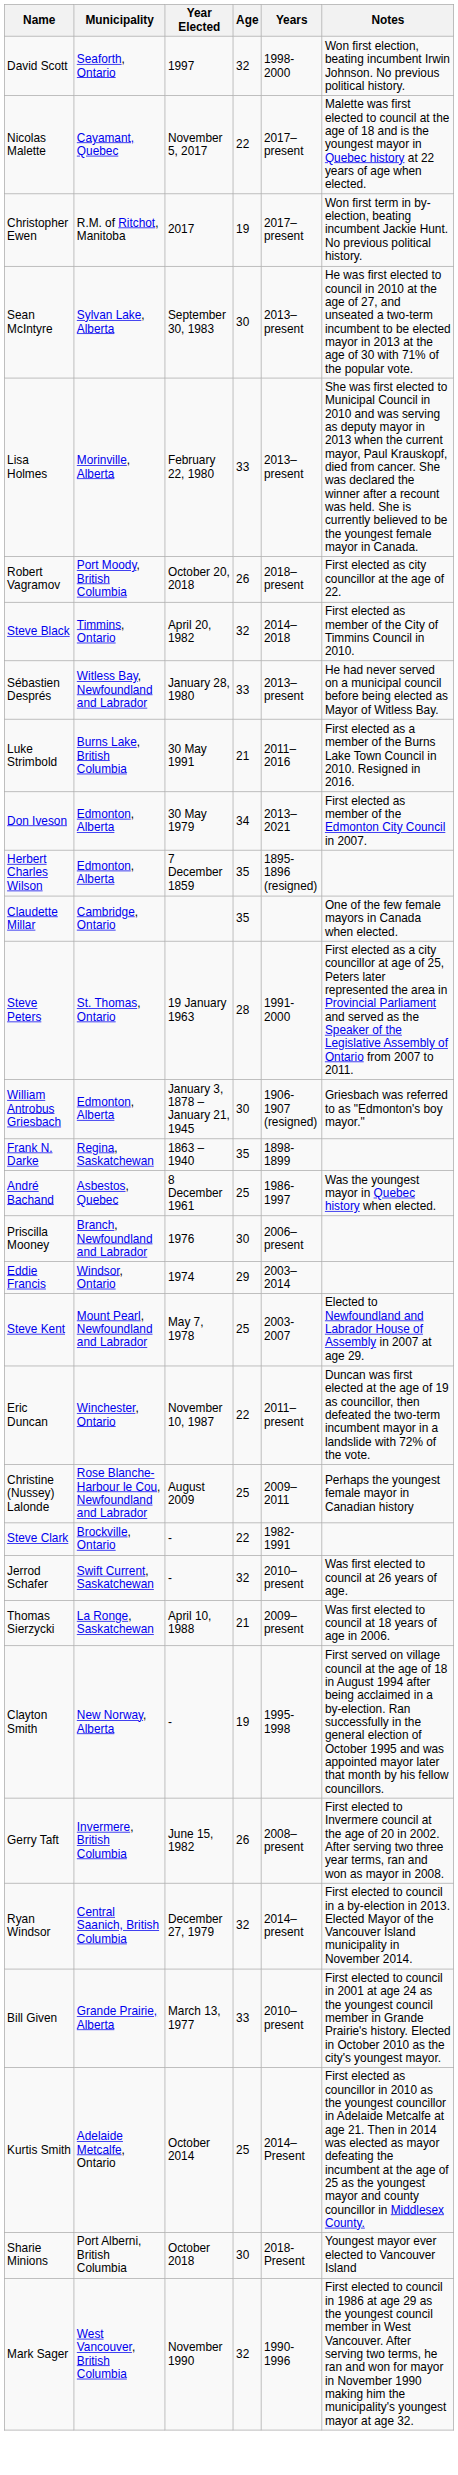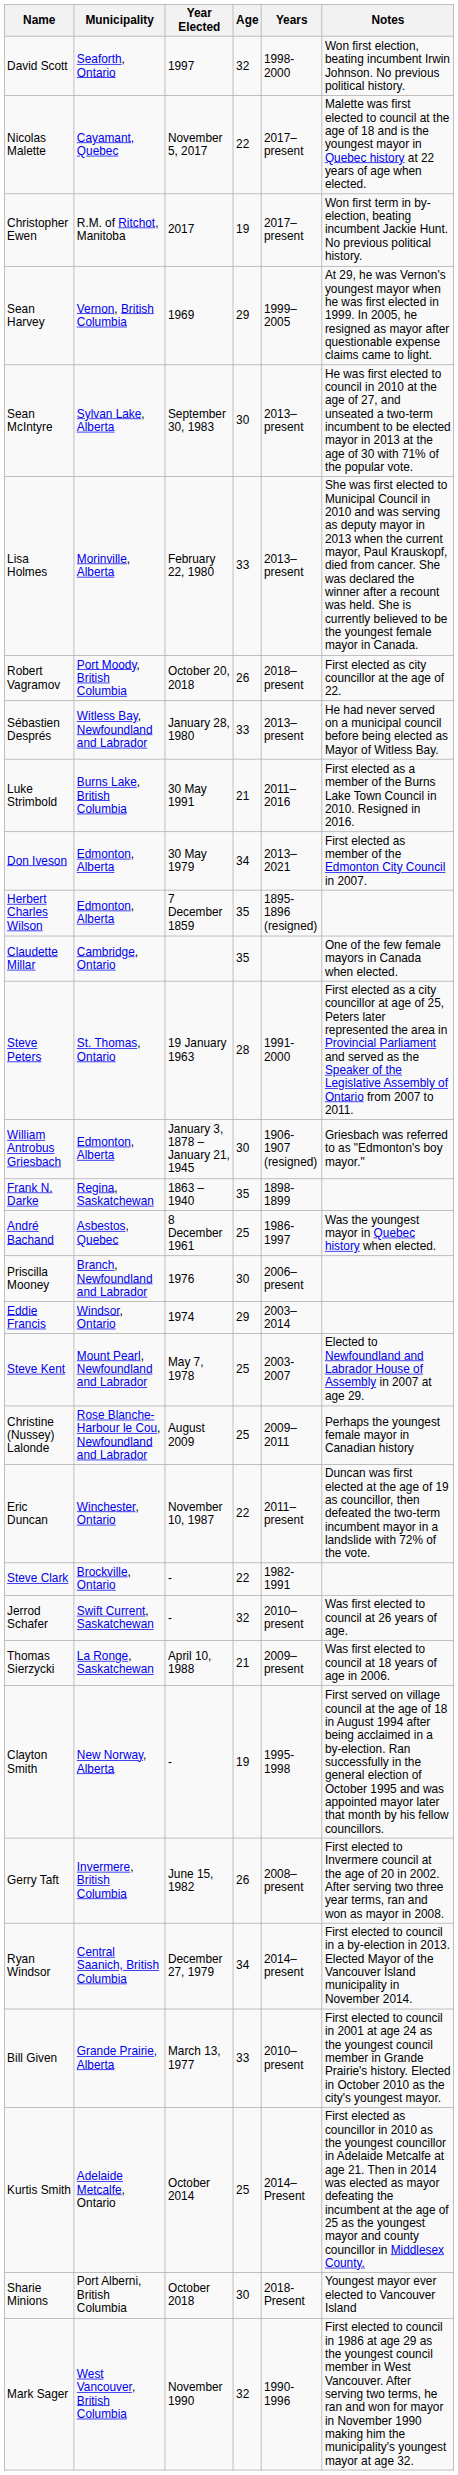+ row: (26, 315)
- row: (38, 631)
rows swapped: (31, 1493) <-> (28, 1415)
(243, 1926) 32 -> (243, 1966) 34
